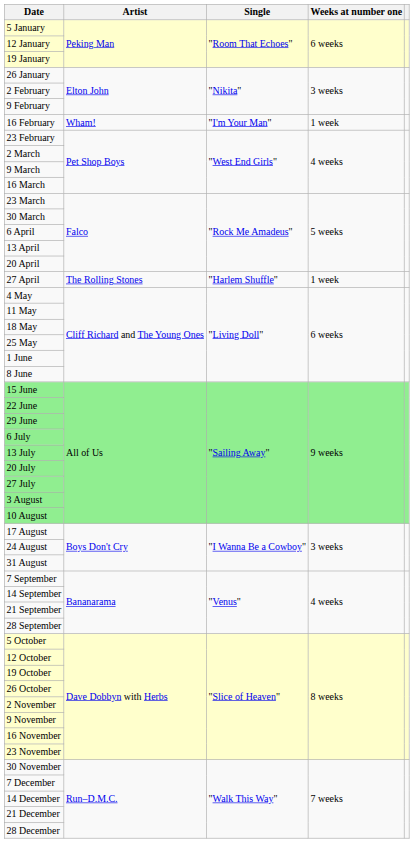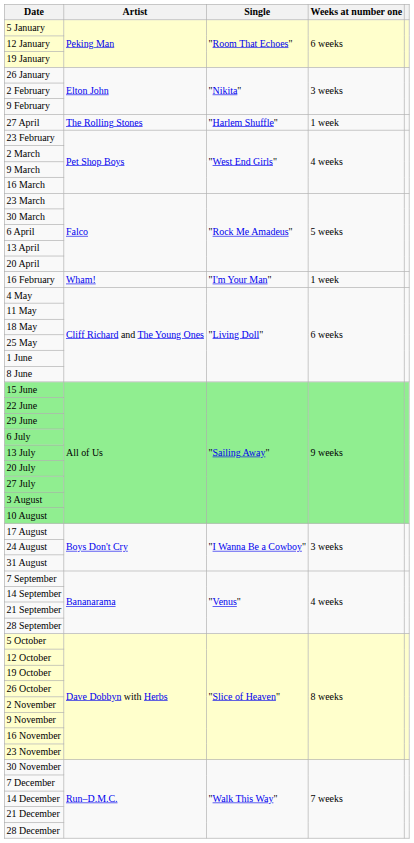rows swapped: (31, 122) <-> (23, 279)
